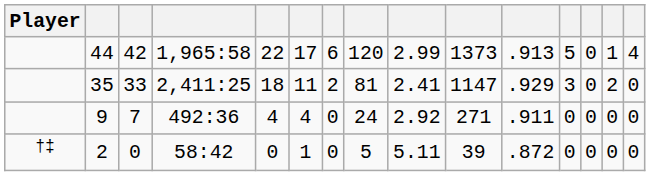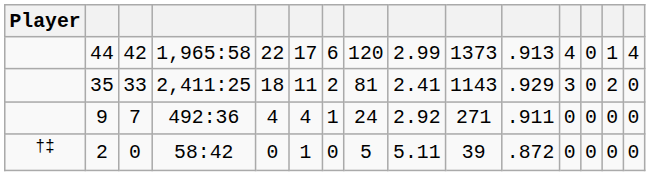(570, 53) 5 -> (570, 53) 4
(474, 85) 1147 -> (474, 85) 1143
(333, 117) 0 -> (333, 117) 1
